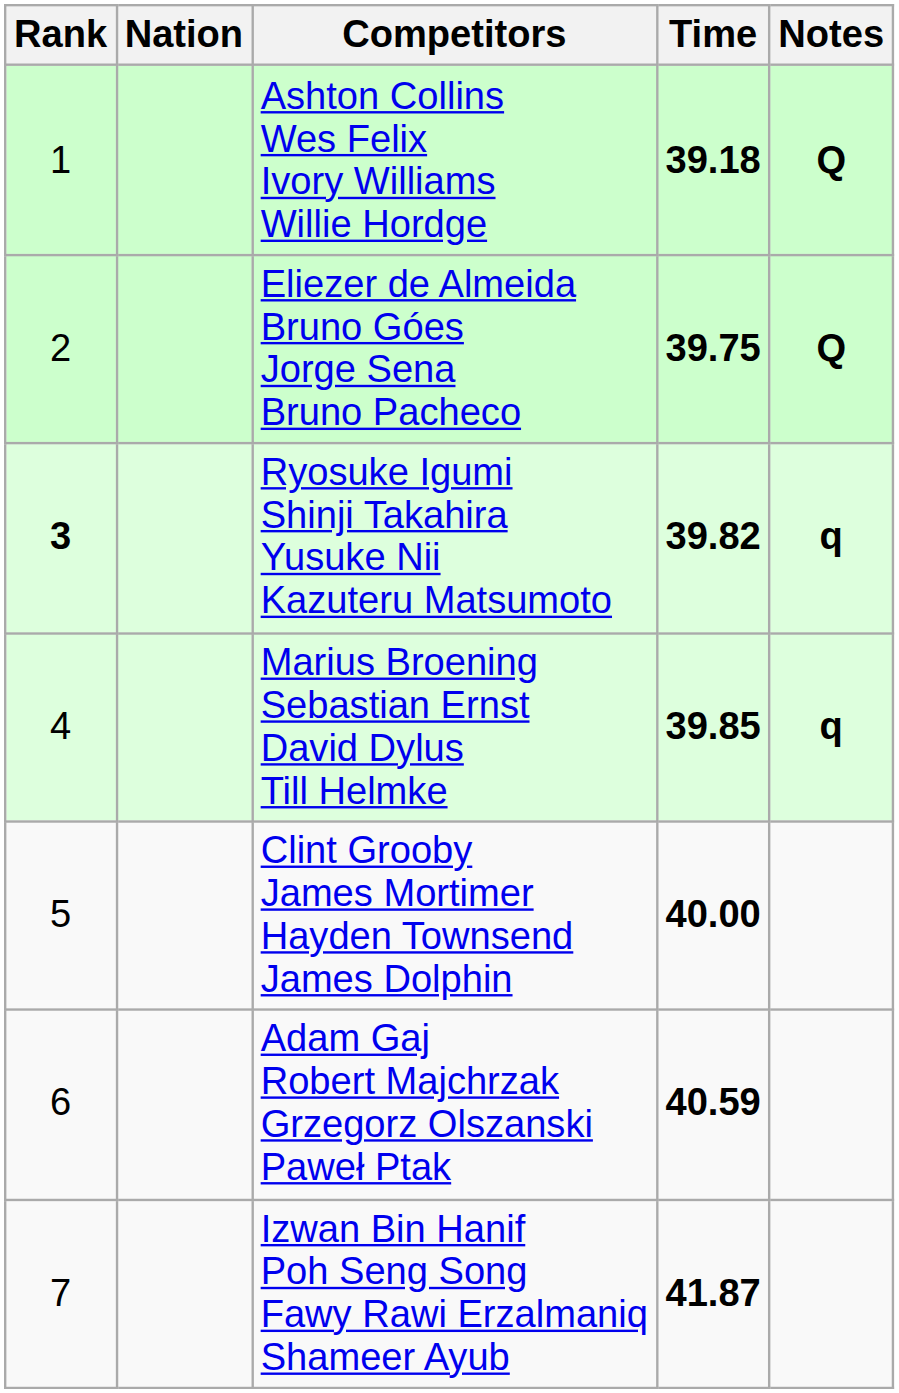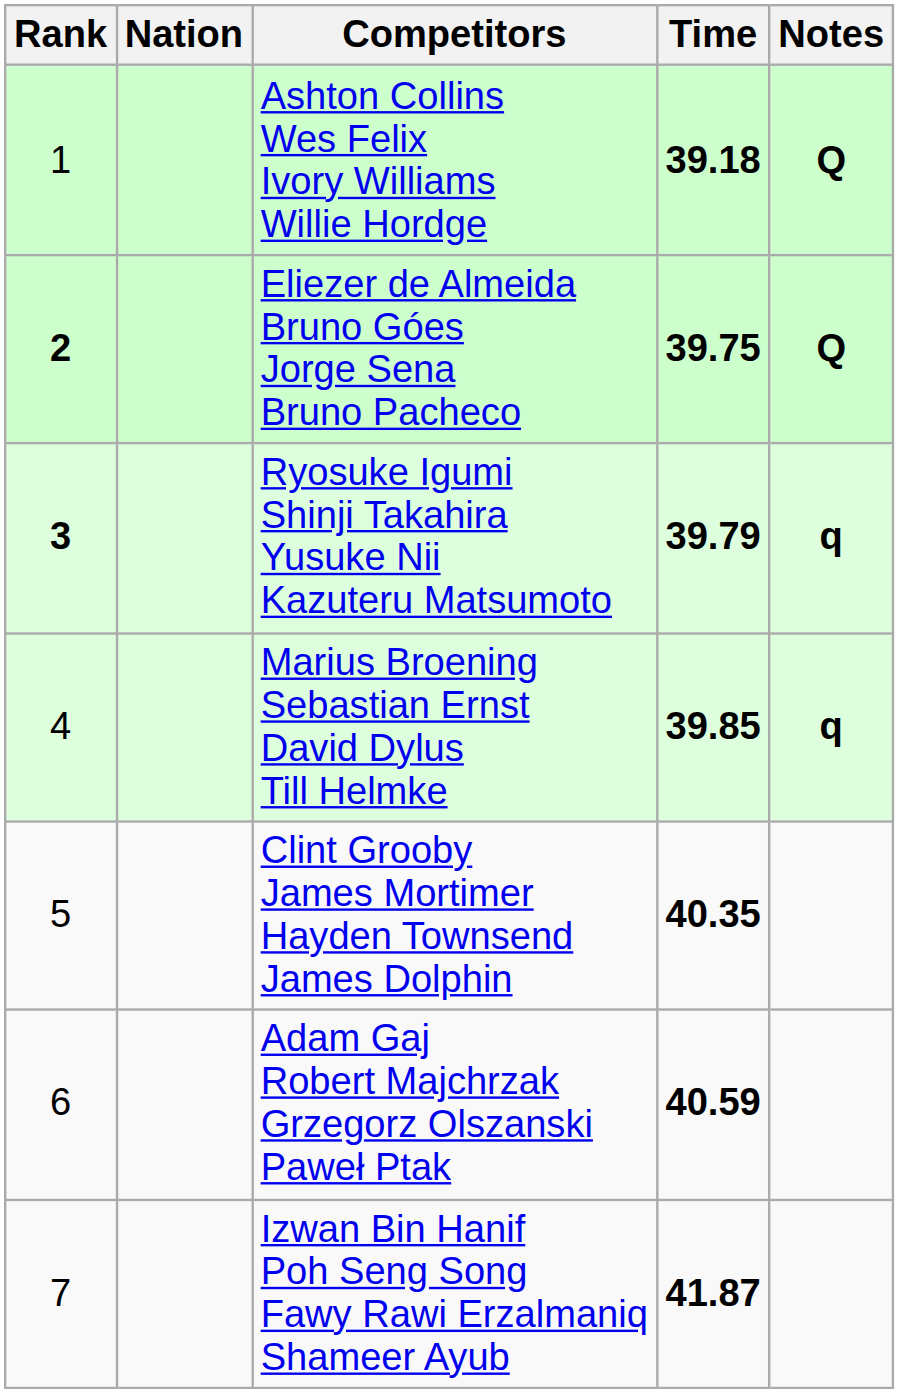(61, 348) normal -> (61, 348) bold
(713, 537) 39.82 -> (713, 537) 39.79
(713, 914) 40.00 -> (713, 914) 40.35
